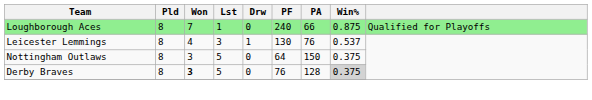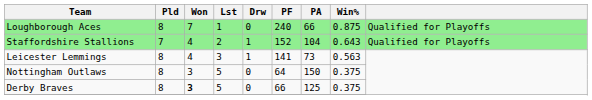+ row: (70, 42)
(283, 42) 130 -> (283, 57) 141
(309, 42) 76 -> (309, 57) 73
(347, 42) 0.537 -> (347, 57) 0.563
(280, 72) 76 -> (280, 87) 66
(312, 72) 128 -> (312, 87) 125
(347, 72) lightgrey background -> (347, 87) no background
